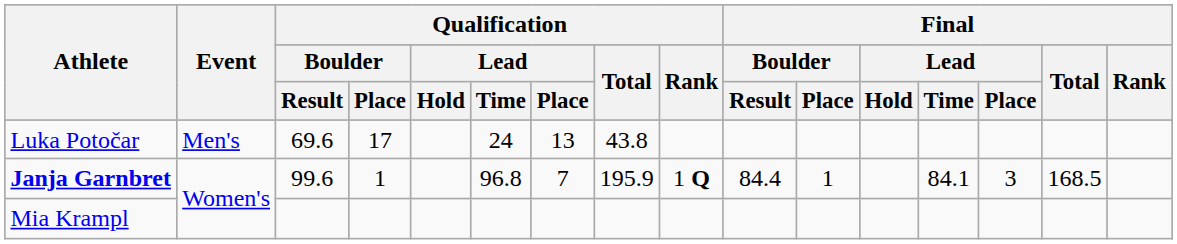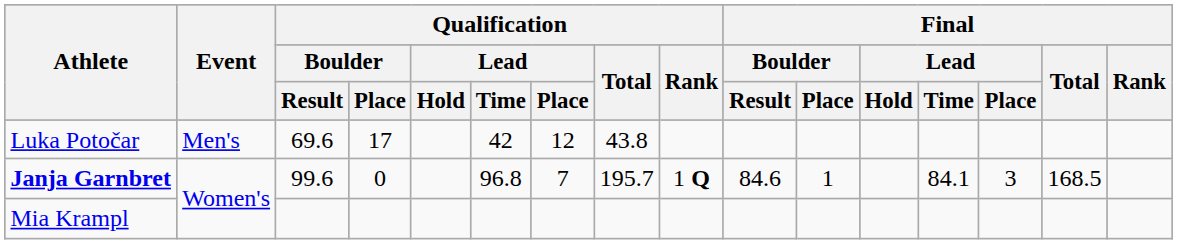(501, 139) 24 -> (501, 139) 42
(563, 139) 13 -> (563, 139) 12
(380, 179) 1 -> (380, 179) 0
(627, 179) 195.9 -> (627, 179) 195.7
(760, 179) 84.4 -> (760, 179) 84.6
